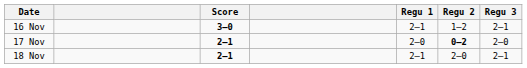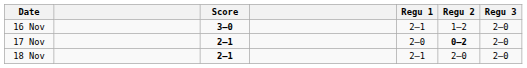(501, 26) 2–1 -> (501, 26) 2–0
(501, 56) 2–1 -> (501, 56) 2–0
